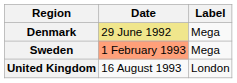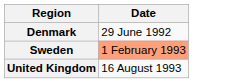- column: (210, 13)
(136, 31) khaki background -> (136, 31) no background
